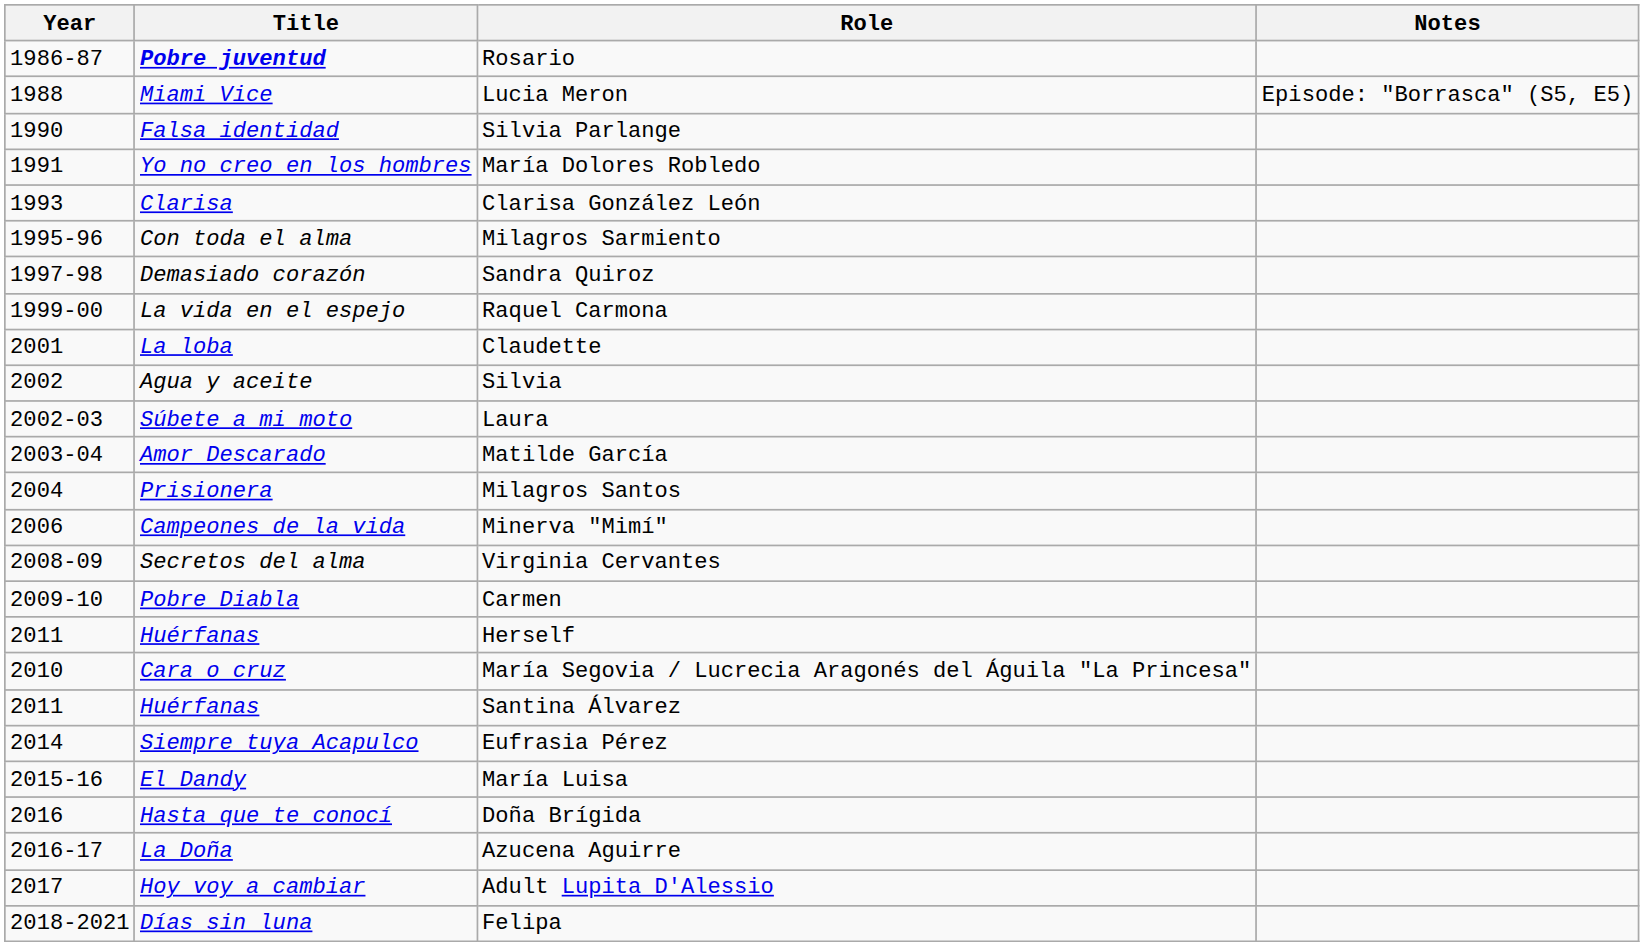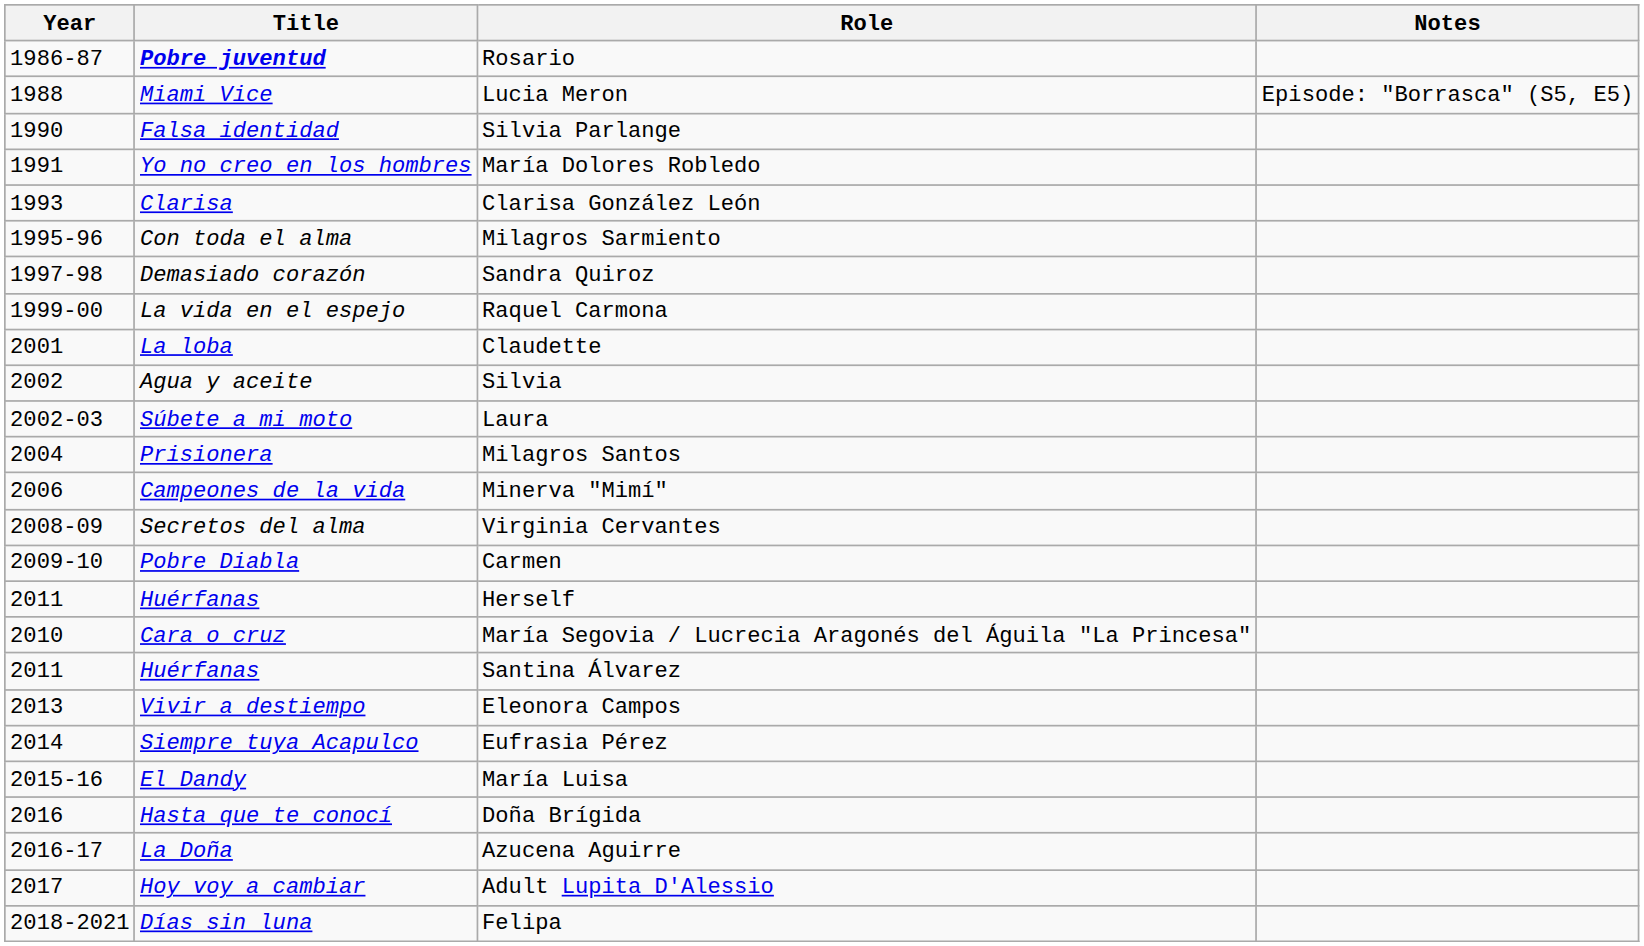- row: (575, 455)
+ row: (582, 707)
